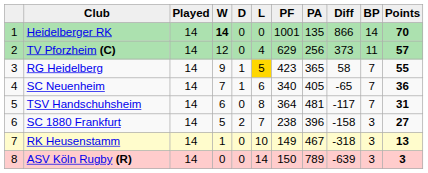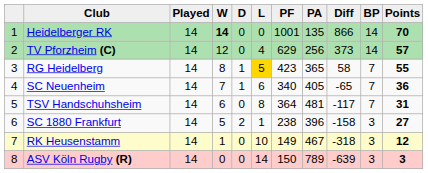(372, 50) 11 -> (372, 50) 14
(222, 68) 9 -> (222, 68) 8
(262, 123) 7 -> (262, 123) 1
(403, 141) 13 -> (403, 141) 12
